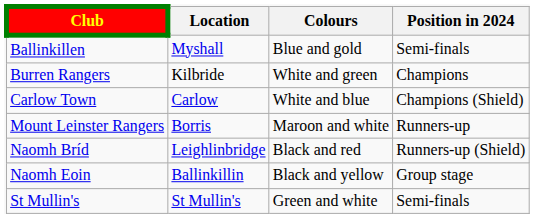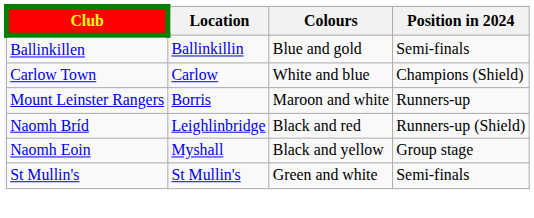(197, 49) Myshall -> (207, 49) Ballinkillin
- row: (60, 75)
(207, 175) Ballinkillin -> (197, 150) Myshall
